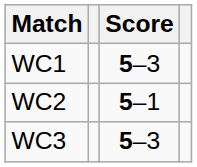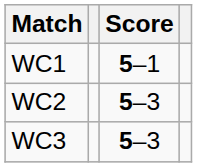(140, 63) 5–3 -> (140, 63) 5–1
(140, 102) 5–1 -> (140, 102) 5–3
